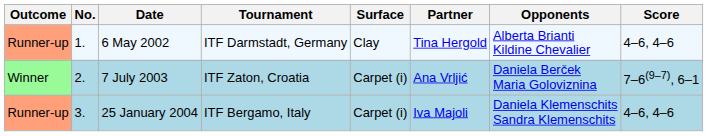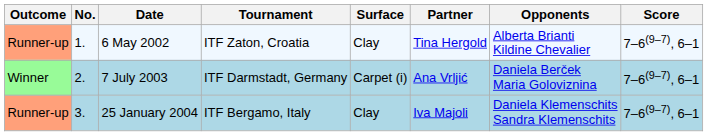(276, 42) ITF Darmstadt, Germany -> (257, 42) ITF Zaton, Croatia
(649, 42) 4–6, 4–6 -> (661, 42) 7–6(9–7), 6–1
(257, 77) ITF Zaton, Croatia -> (276, 77) ITF Darmstadt, Germany
(380, 112) Carpet (i) -> (366, 112) Clay
(649, 112) 4–6, 4–6 -> (661, 112) 7–6(9–7), 6–1
